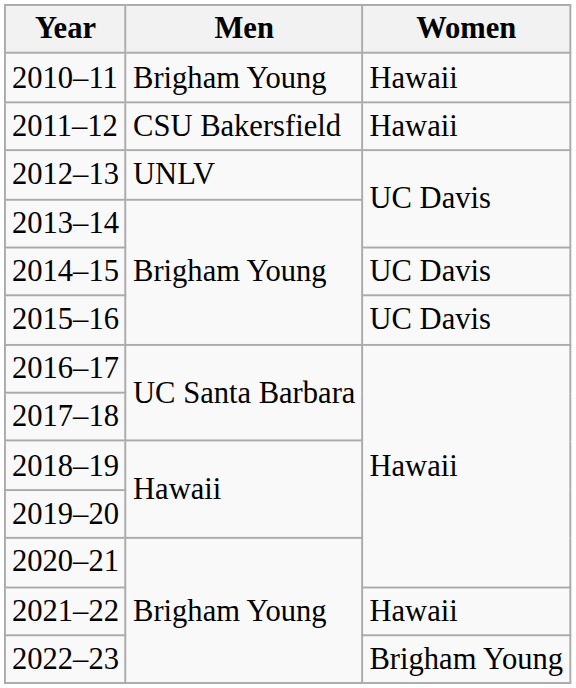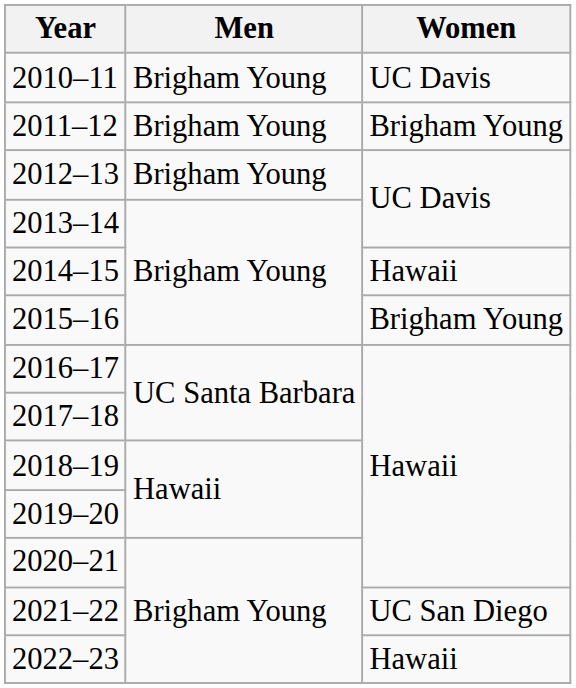(414, 77) Hawaii -> (430, 77) UC Davis
(237, 125) CSU Bakersfield -> (230, 125) Brigham Young
(414, 125) Hawaii -> (466, 125) Brigham Young
(174, 174) UNLV -> (230, 174) Brigham Young
(430, 271) UC Davis -> (414, 271) Hawaii
(430, 319) UC Davis -> (466, 319) Brigham Young
(414, 610) Hawaii -> (459, 610) UC San Diego
(466, 658) Brigham Young -> (414, 658) Hawaii
